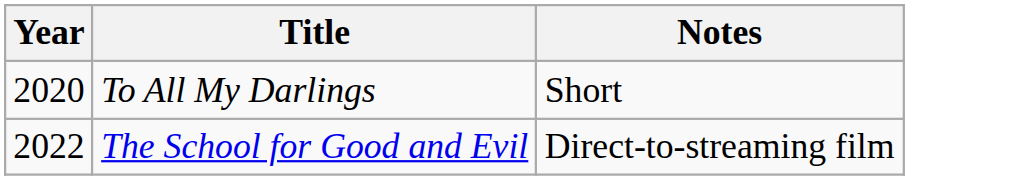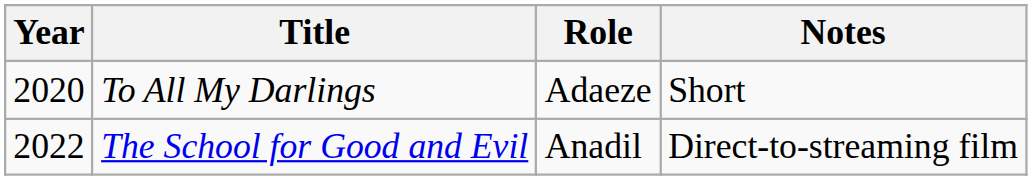+ column: (598, 32)
